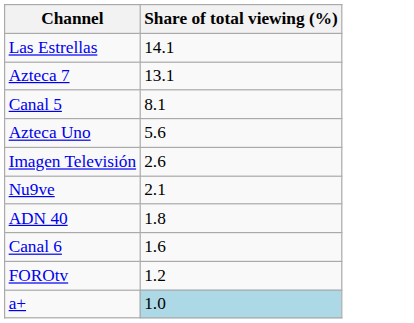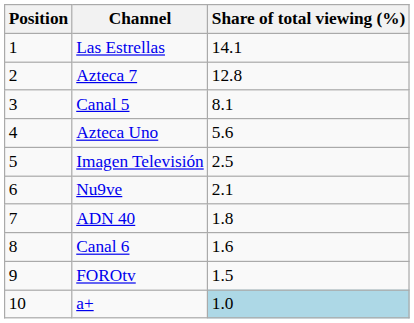+ column: (38, 19)
(159, 76) 13.1 -> (227, 76) 12.8
(155, 161) 2.6 -> (223, 161) 2.5
(155, 275) 1.2 -> (223, 275) 1.5
